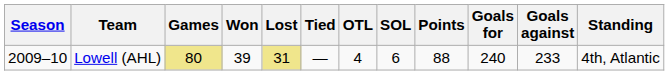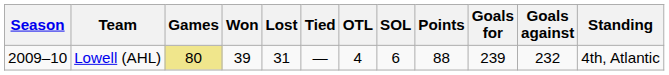(282, 57) khaki background -> (282, 57) no background
(493, 57) 240 -> (493, 57) 239
(548, 57) 233 -> (548, 57) 232
